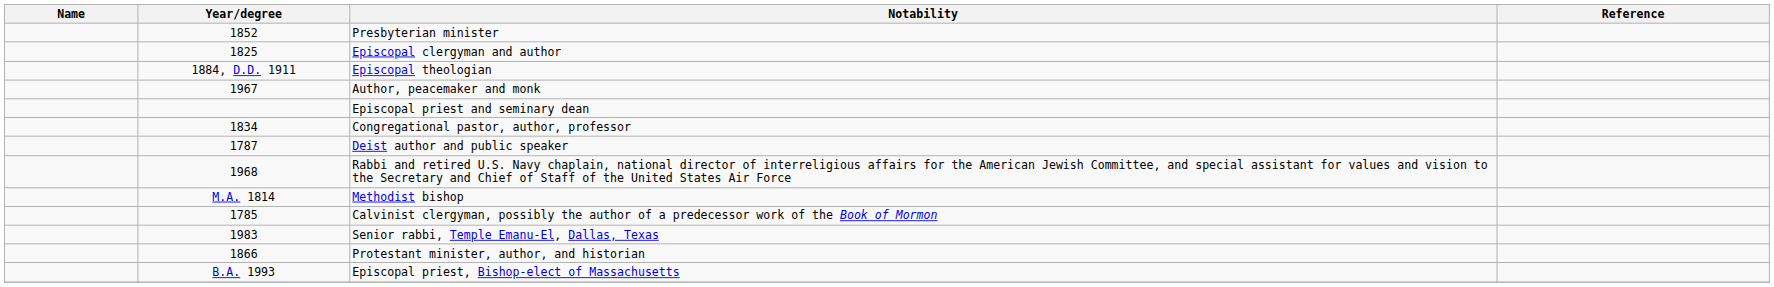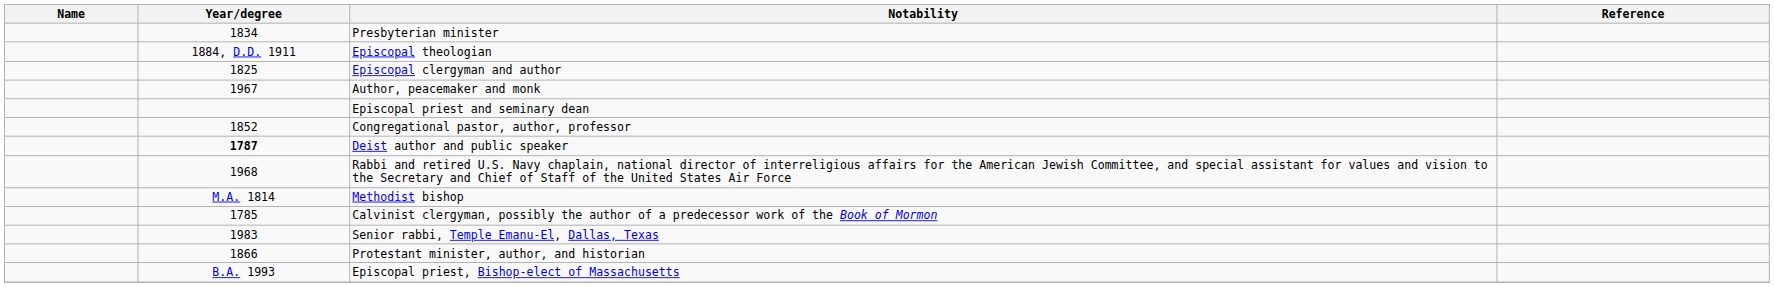(244, 33) 1852 -> (244, 33) 1834
rows swapped: (457, 52) <-> (422, 70)
(244, 127) 1834 -> (244, 127) 1852
(244, 146) normal -> (244, 146) bold
